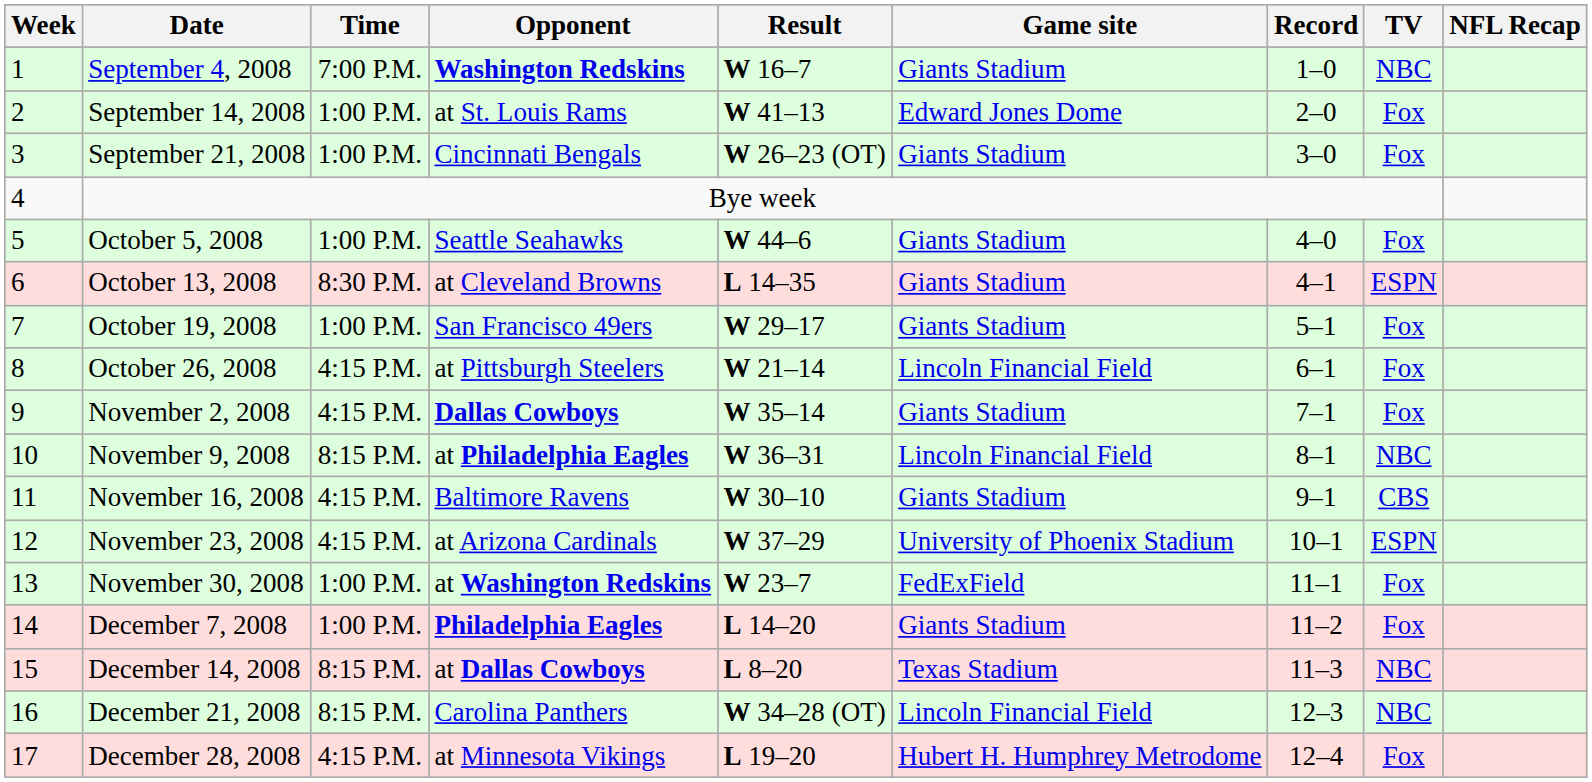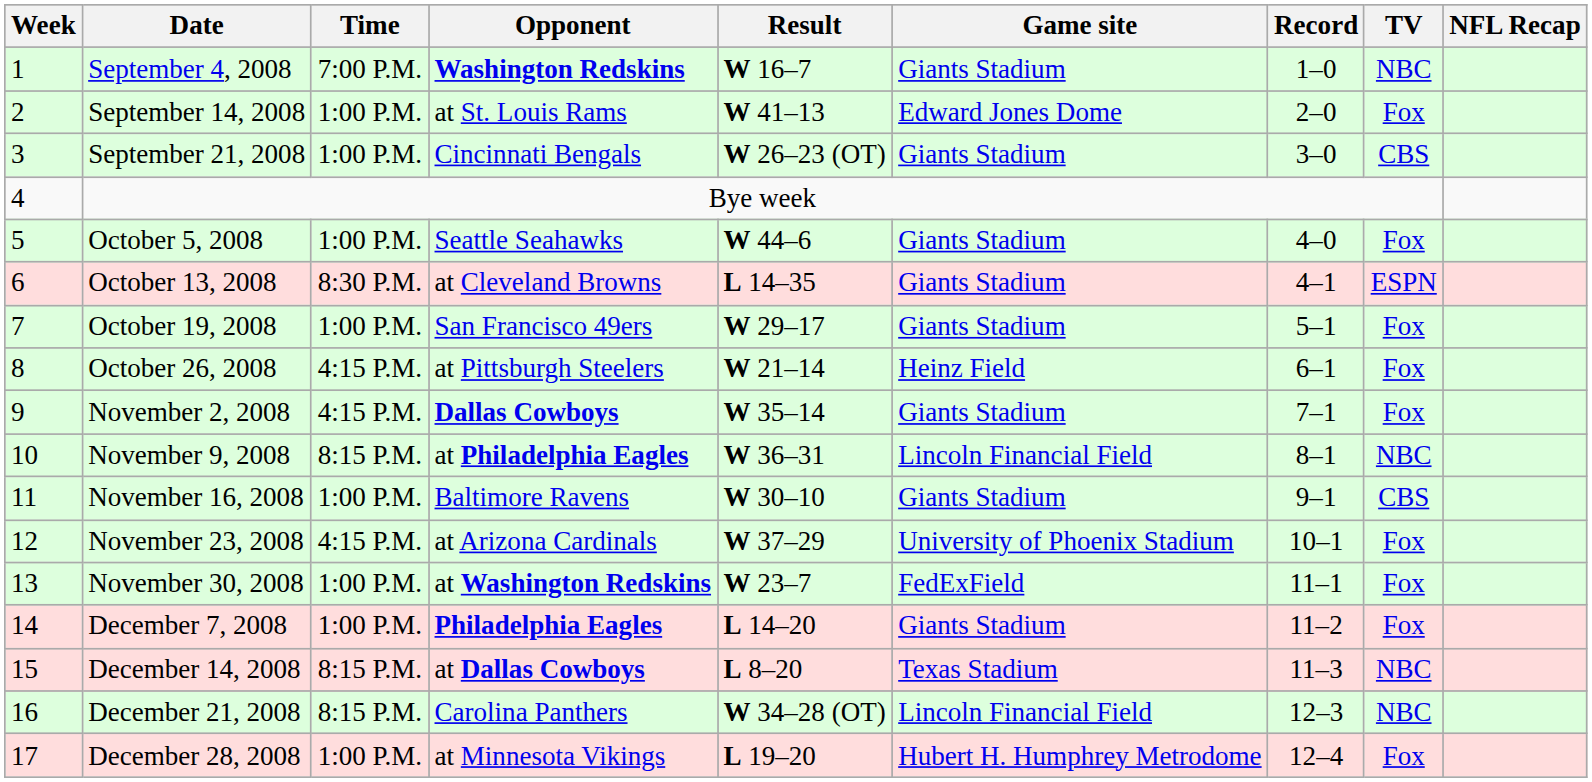(1404, 154) Fox -> (1404, 154) CBS
(1025, 369) Lincoln Financial Field -> (962, 369) Heinz Field
(370, 497) 4:15 P.M. -> (370, 497) 1:00 P.M.
(1404, 540) ESPN -> (1404, 540) Fox
(370, 754) 4:15 P.M. -> (370, 754) 1:00 P.M.
